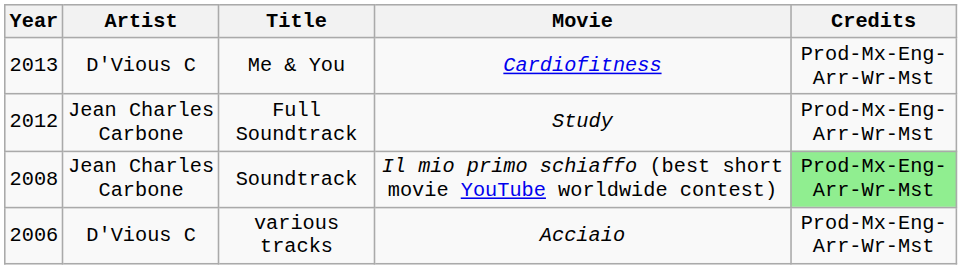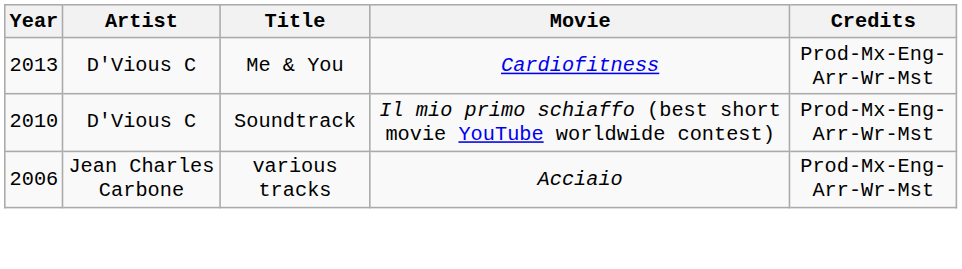- row: (297, 123)
(34, 179) 2008 -> (34, 123) 2010
(141, 179) Jean Charles Carbone -> (141, 123) D'Vious C
(874, 179) lightgreen background -> (873, 123) no background
(141, 235) D'Vious C -> (141, 179) Jean Charles Carbone
